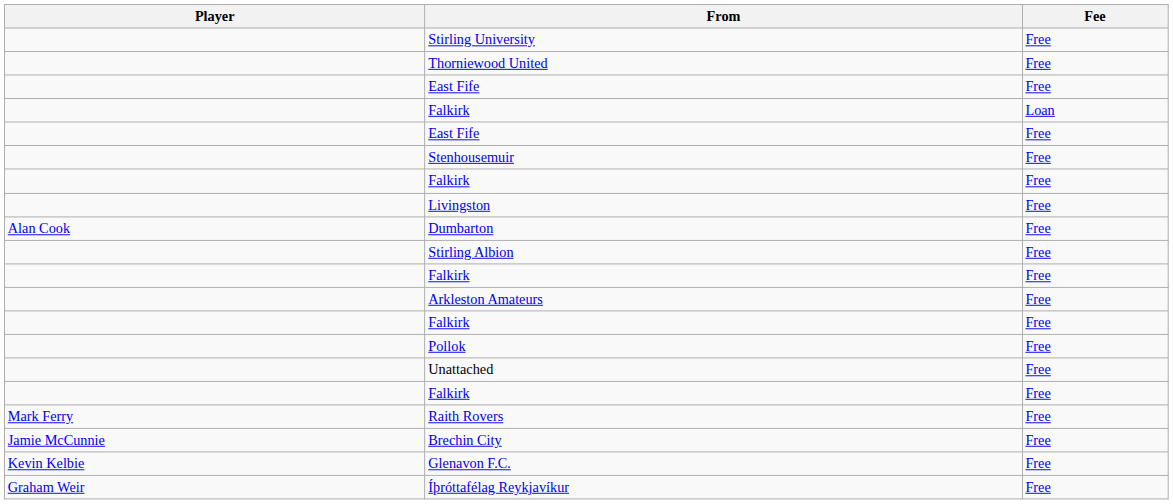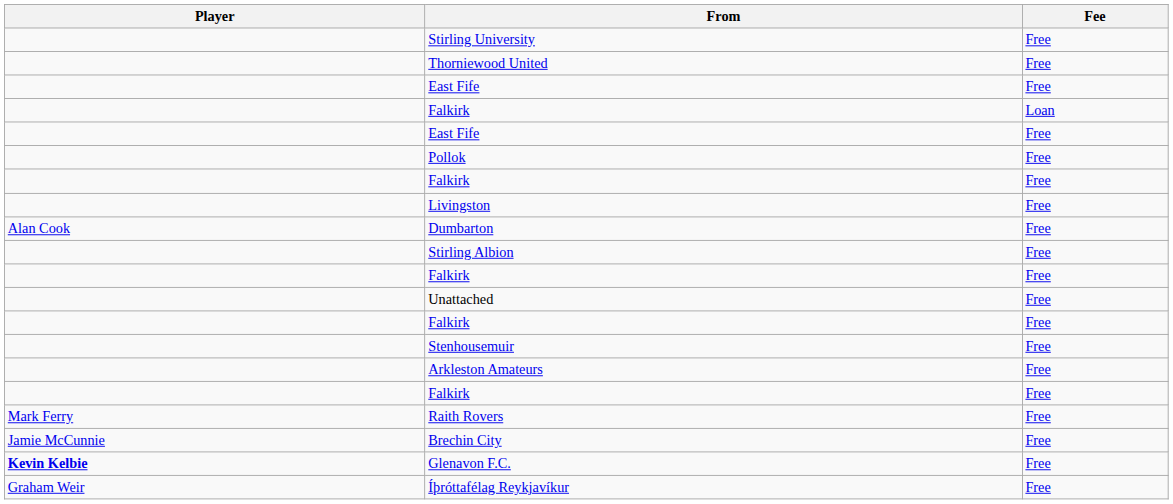rows swapped: (447, 346) <-> (471, 157)
rows swapped: (461, 369) <-> (486, 299)
(46, 464) normal -> (48, 464) bold
